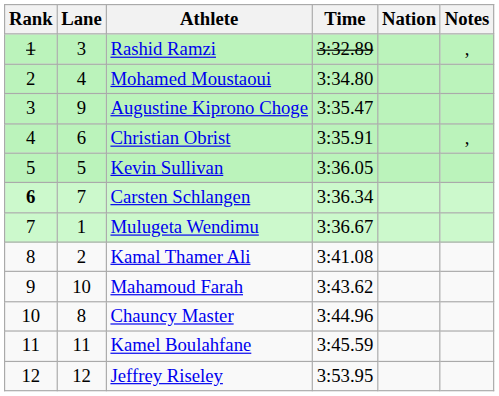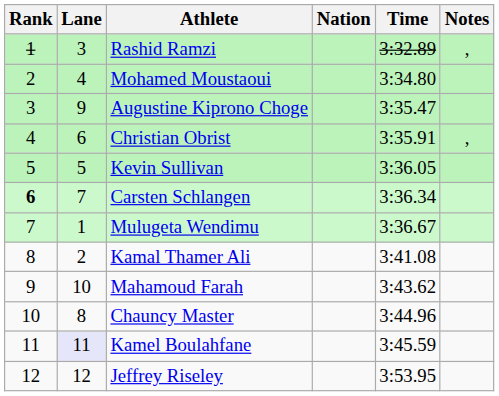columns swapped: (409, 19) <-> (345, 19)
(82, 345) no background -> (82, 345) lavender background
